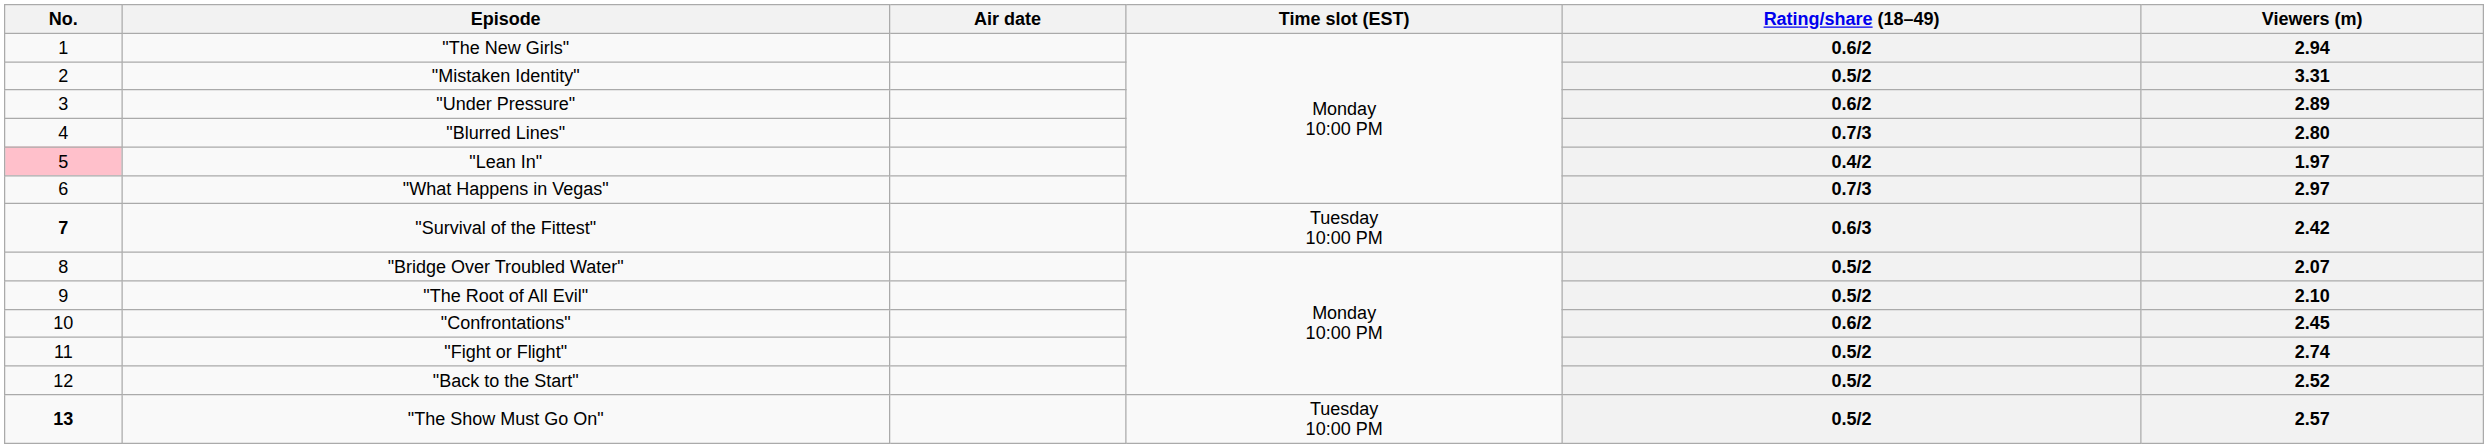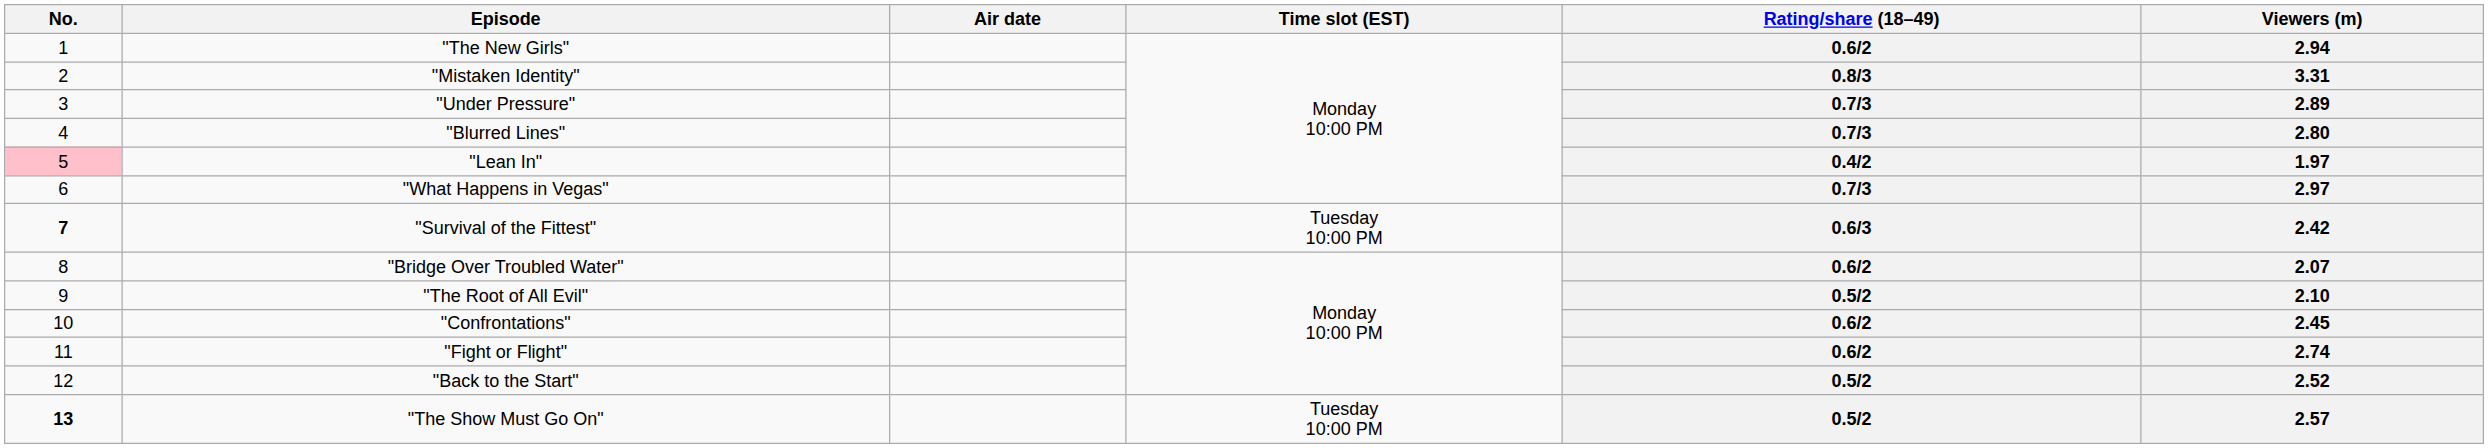(1852, 76) 0.5/2 -> (1852, 76) 0.8/3
(1852, 105) 0.6/2 -> (1852, 105) 0.7/3
(1852, 267) 0.5/2 -> (1852, 267) 0.6/2
(1852, 352) 0.5/2 -> (1852, 352) 0.6/2
